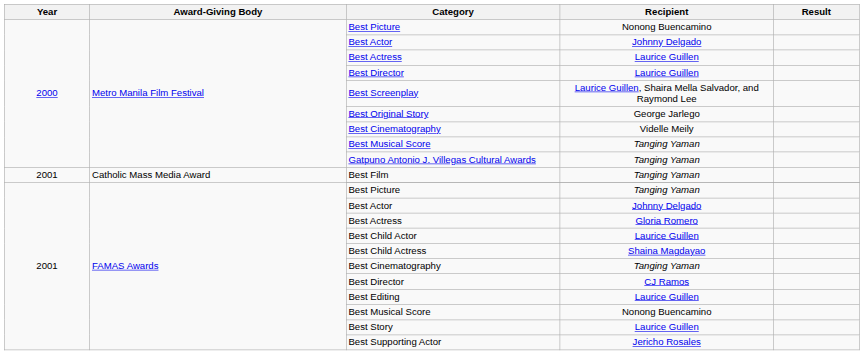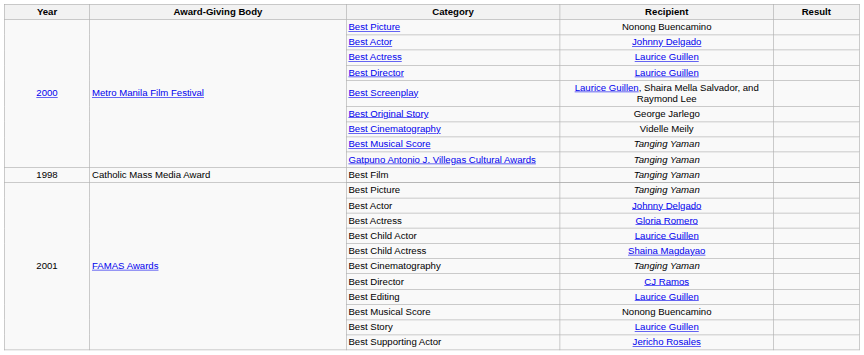(47, 175) 2001 -> (47, 175) 1998
